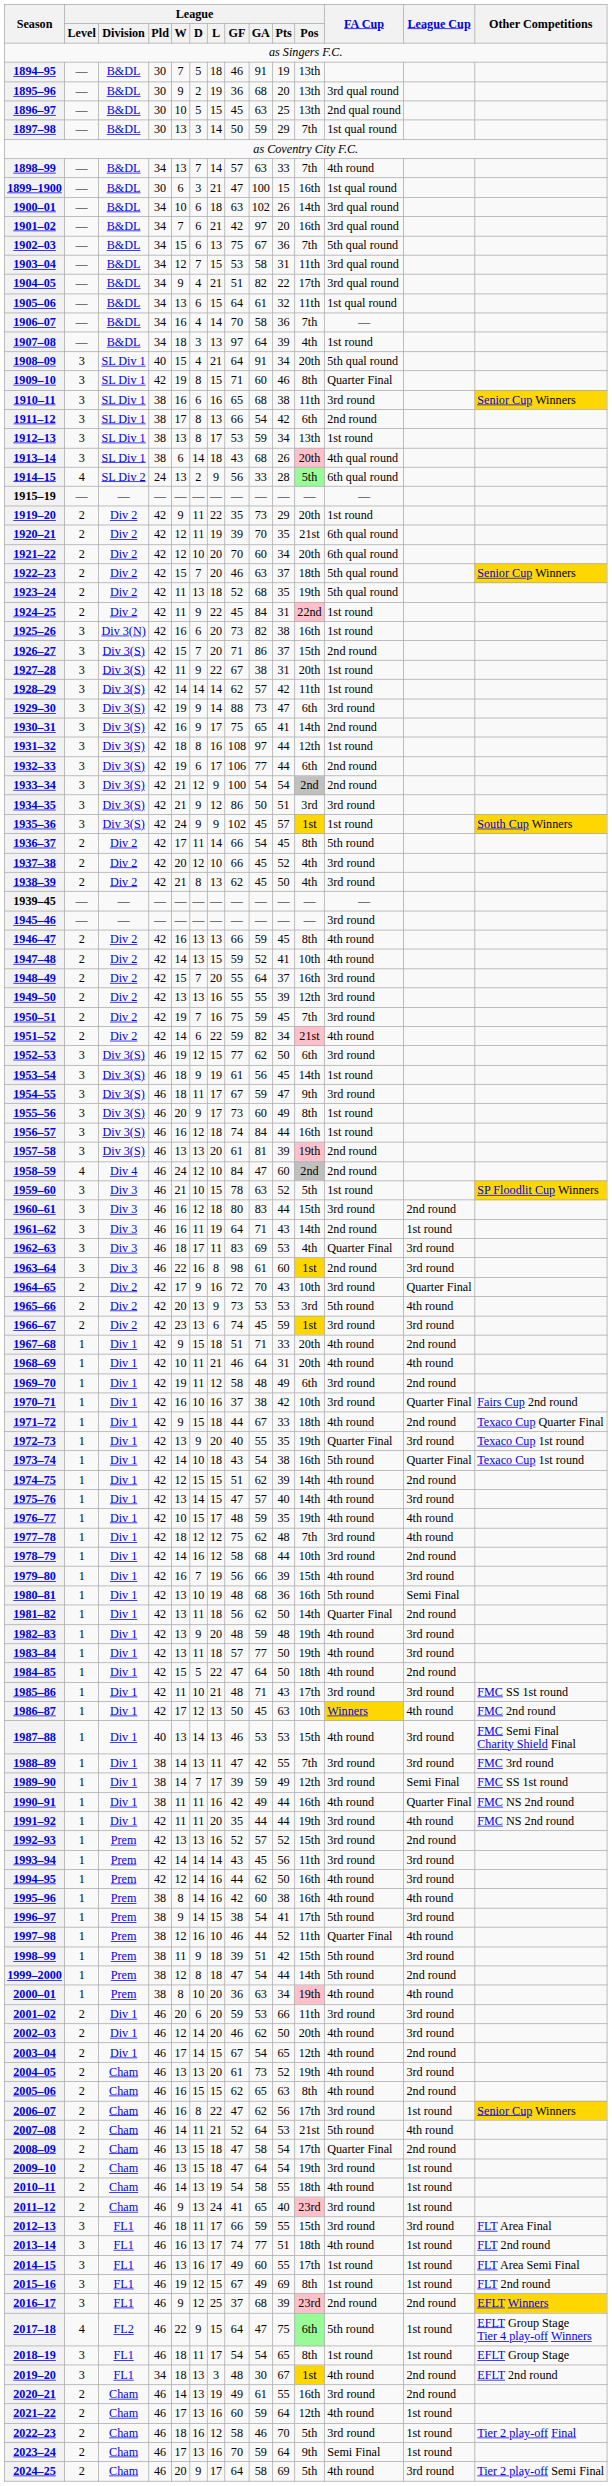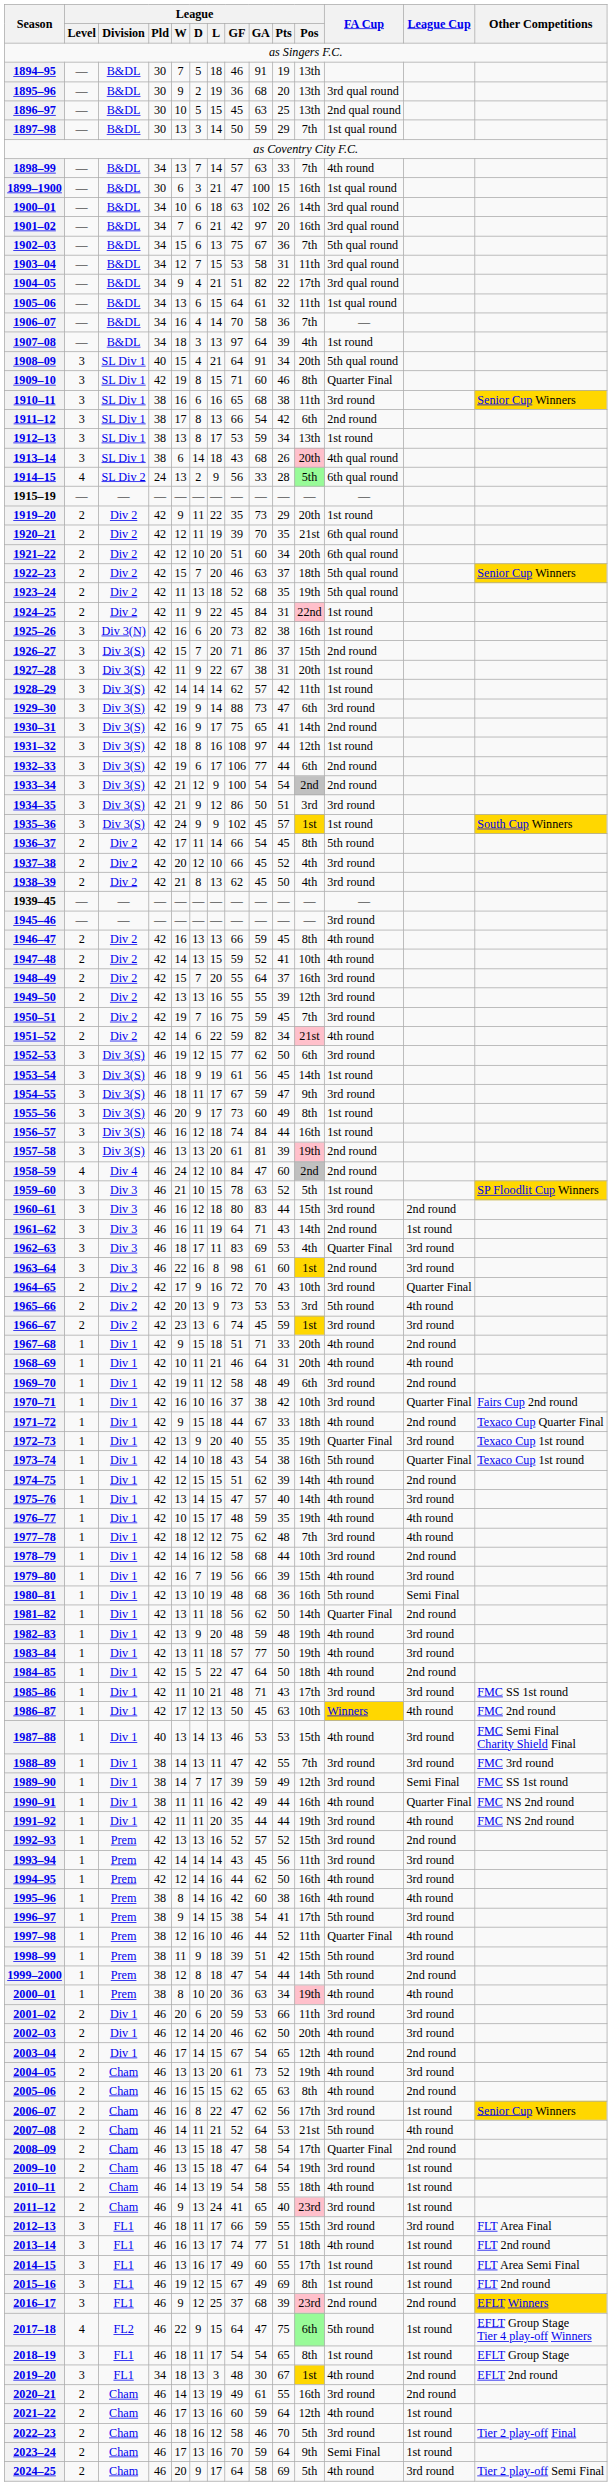(237, 554) 70 -> (237, 554) 51
